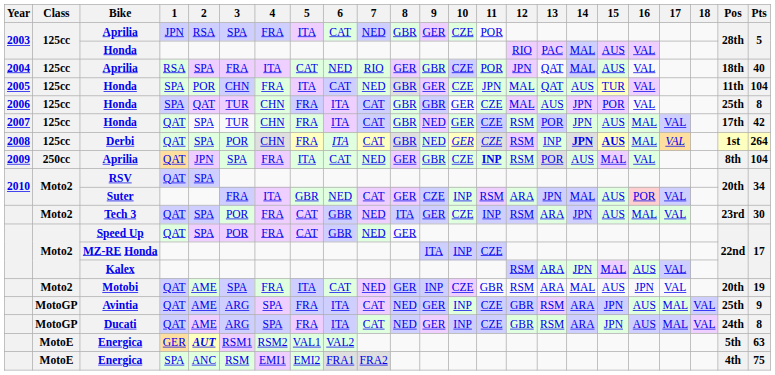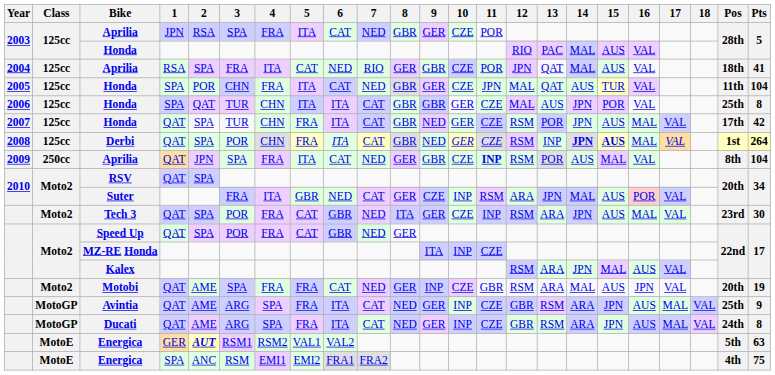(759, 68) 40 -> (759, 68) 41
(307, 104) FRA -> (307, 104) ITA
(307, 287) ITA -> (307, 287) FRA
